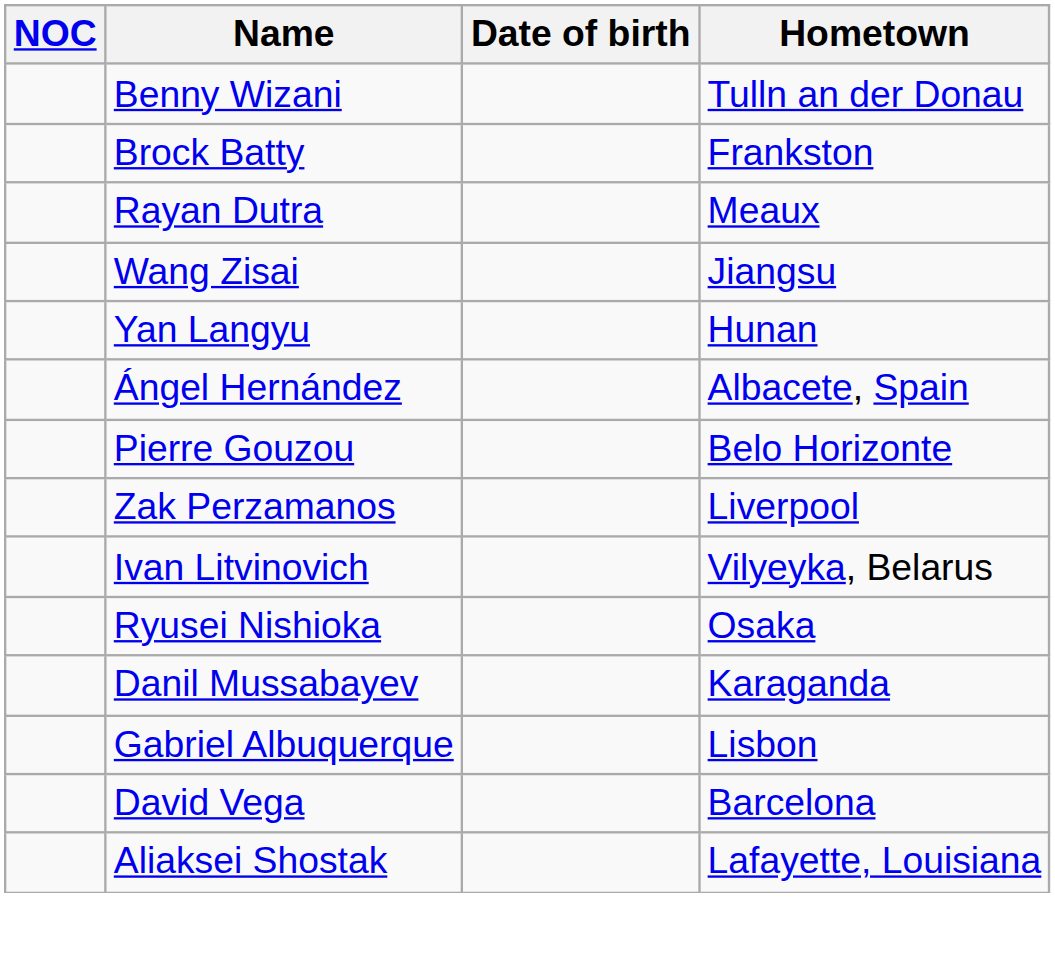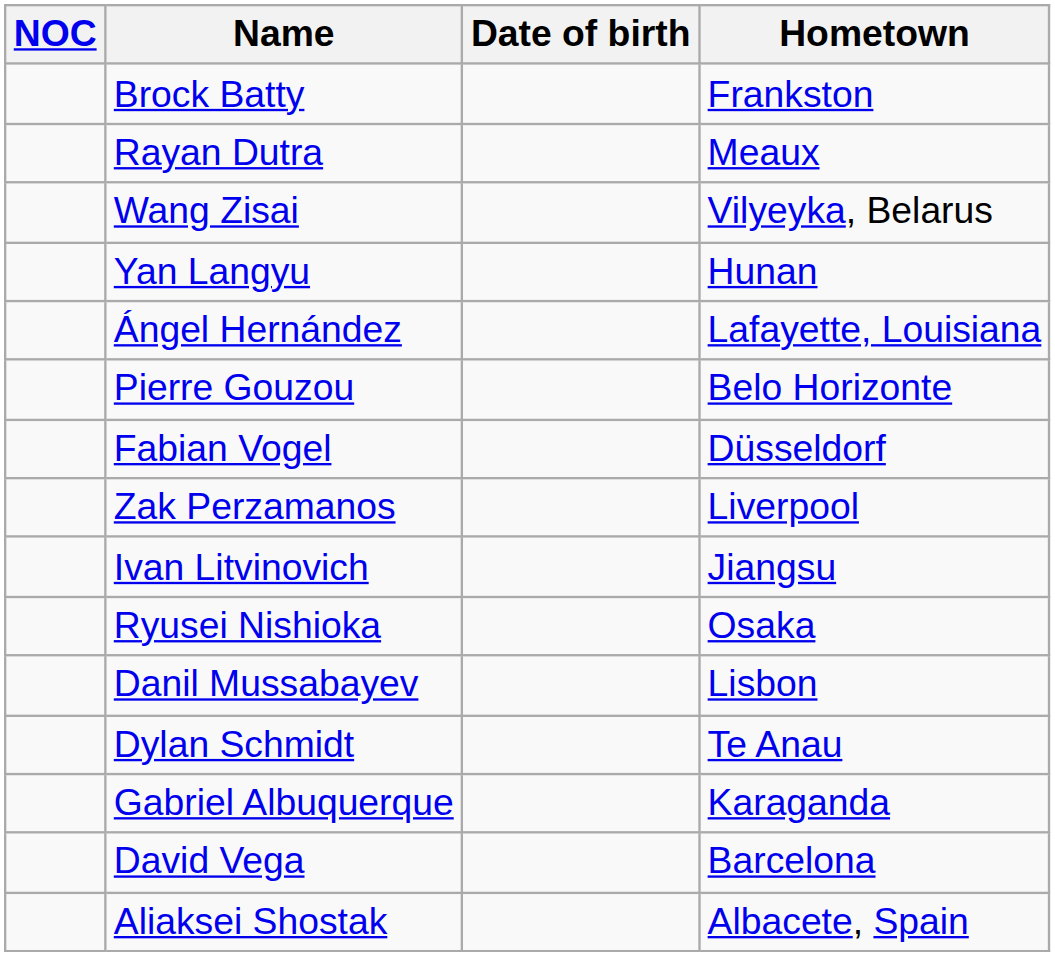- row: (228, 93)
(772, 270) Jiangsu -> (850, 211) Vilyeyka, Belarus
(838, 388) Albacete, Spain -> (874, 329) Lafayette, Louisiana
+ row: (223, 447)
(850, 566) Vilyeyka, Belarus -> (772, 566) Jiangsu
(799, 684) Karaganda -> (763, 684) Lisbon
+ row: (234, 743)
(763, 743) Lisbon -> (799, 802) Karaganda
(874, 861) Lafayette, Louisiana -> (838, 920) Albacete, Spain
